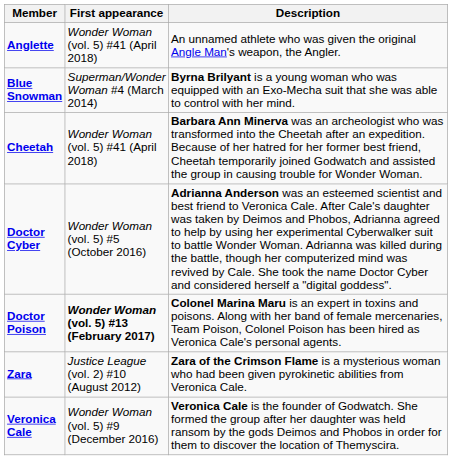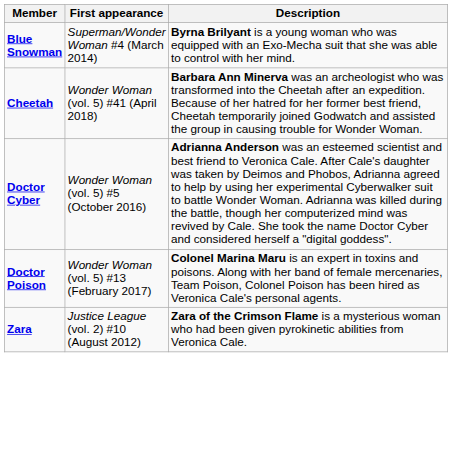- row: (30, 45)
(112, 323) bold -> (110, 278) normal
- row: (31, 425)
